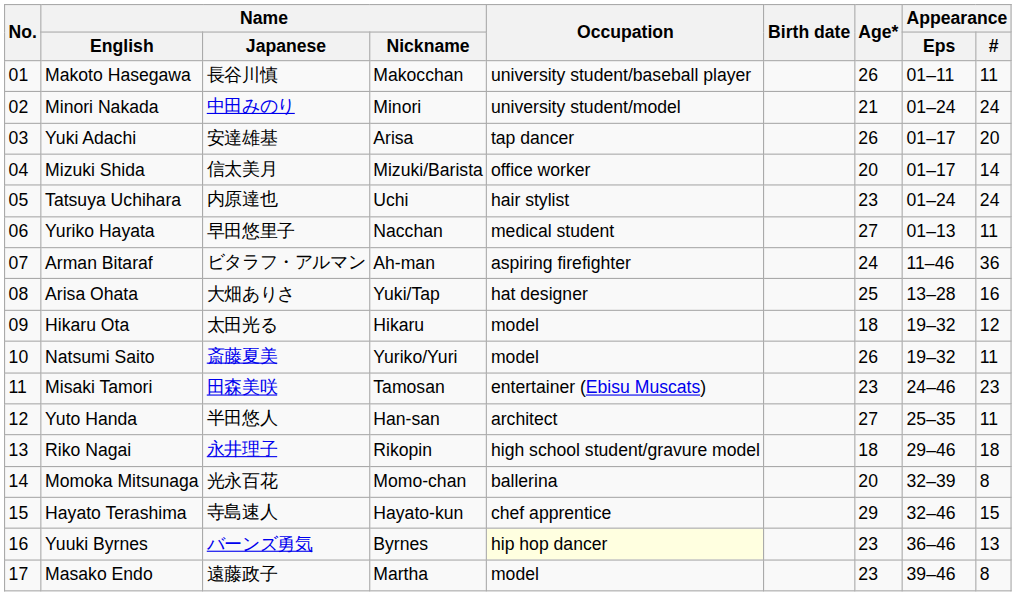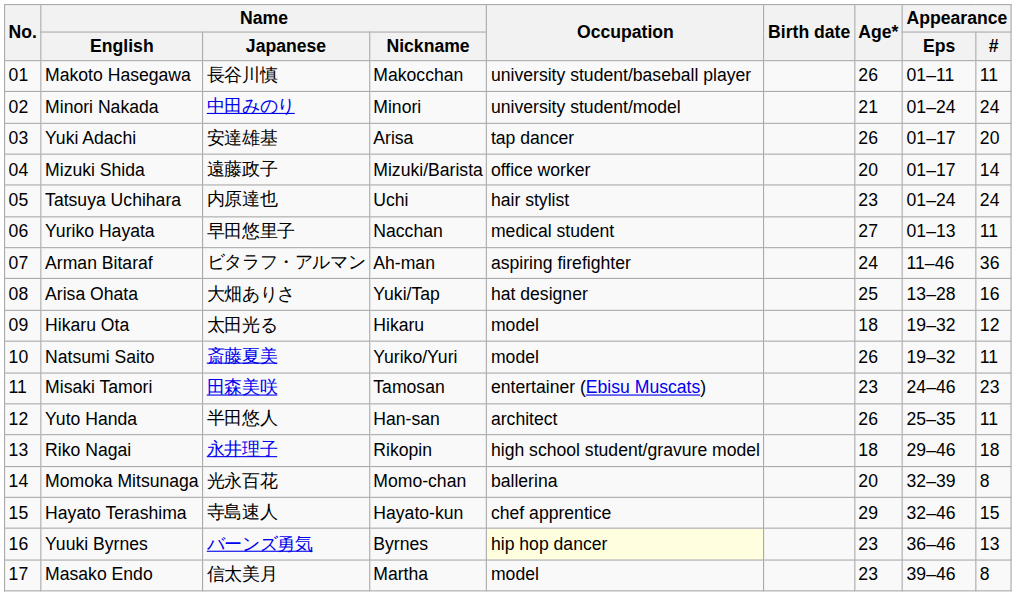(242, 169) 信太美月 -> (242, 169) 遠藤政子
(868, 419) 27 -> (868, 419) 26
(242, 574) 遠藤政子 -> (242, 574) 信太美月
